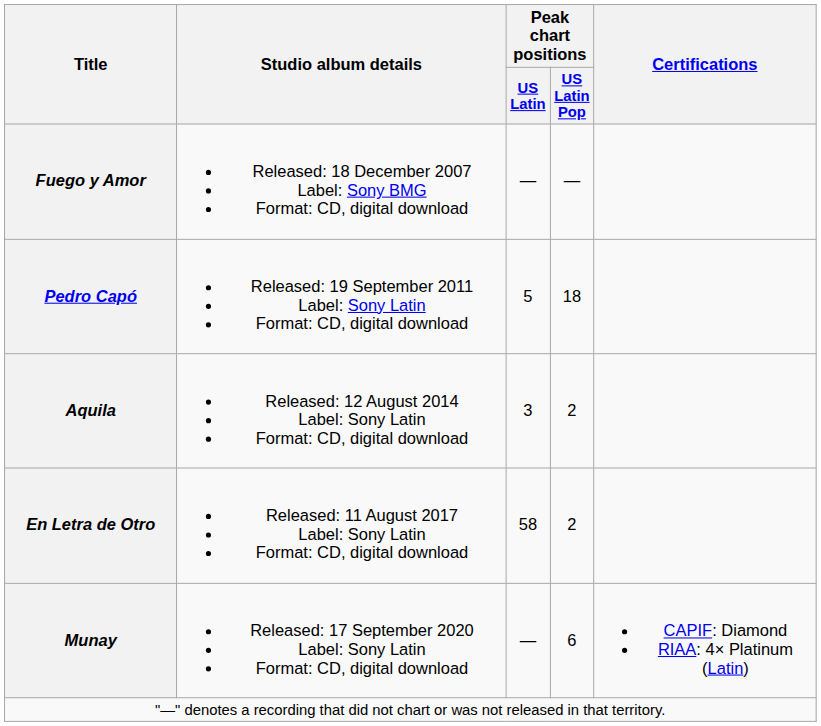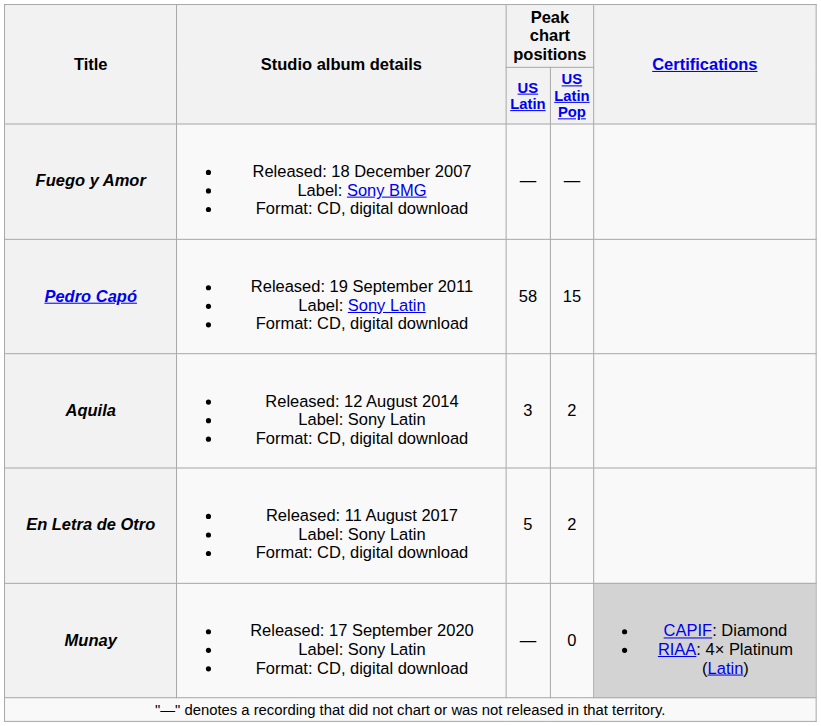(528, 296) 5 -> (528, 296) 58
(572, 296) 18 -> (572, 296) 15
(528, 525) 58 -> (528, 525) 5
(572, 640) 6 -> (572, 640) 0
(705, 650) no background -> (705, 650) lightgrey background
